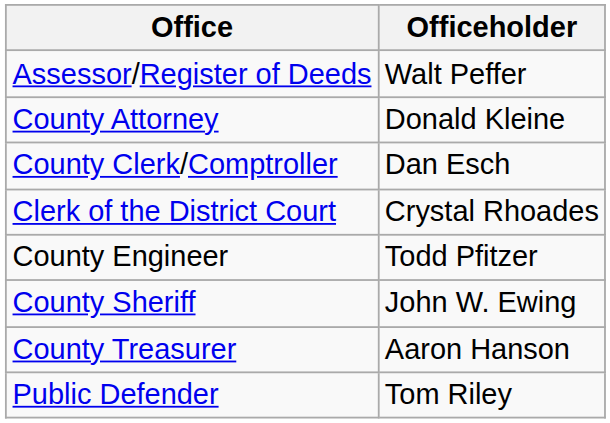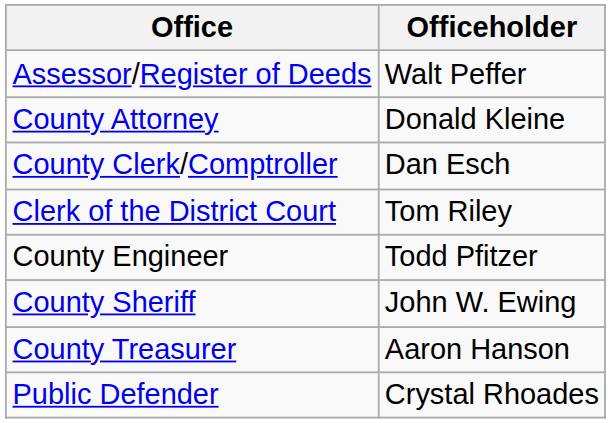(492, 211) Crystal Rhoades -> (448, 211) Tom Riley
(448, 394) Tom Riley -> (492, 394) Crystal Rhoades
